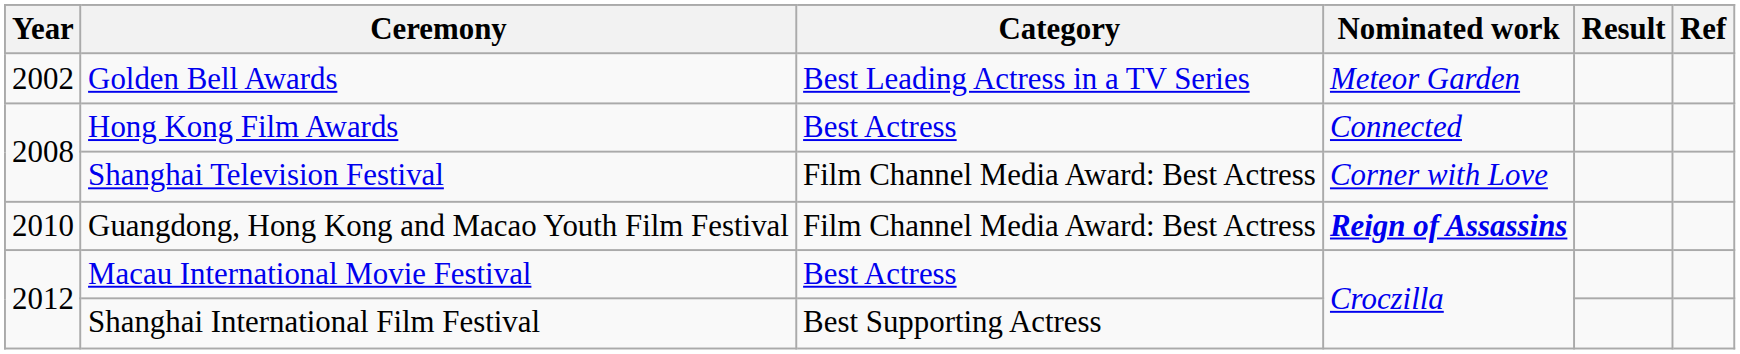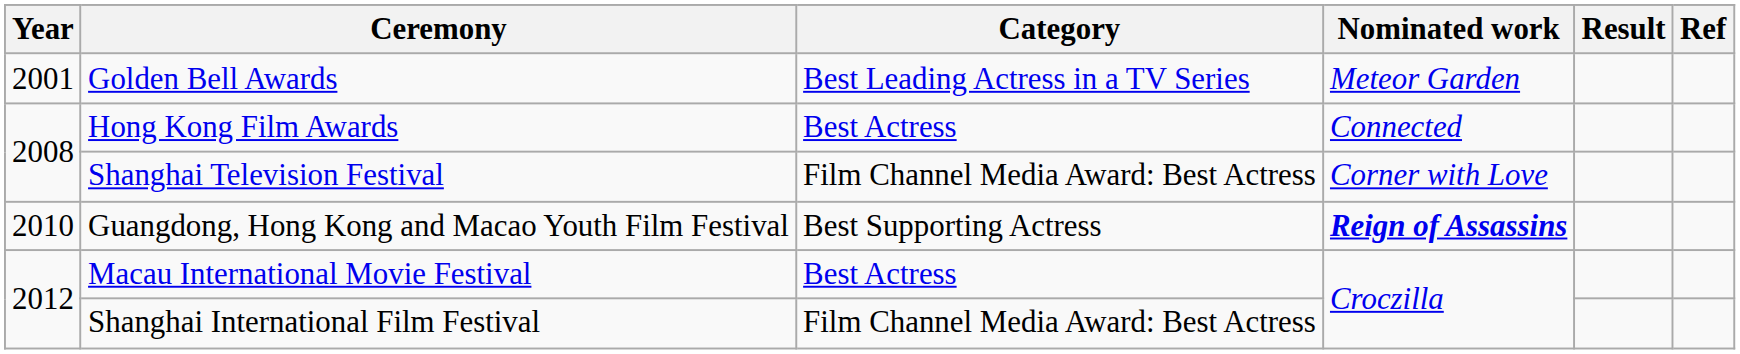(43, 77) 2002 -> (43, 77) 2001
(1059, 224) Film Channel Media Award: Best Actress -> (952, 224) Best Supporting Actress
(952, 322) Best Supporting Actress -> (1059, 322) Film Channel Media Award: Best Actress
